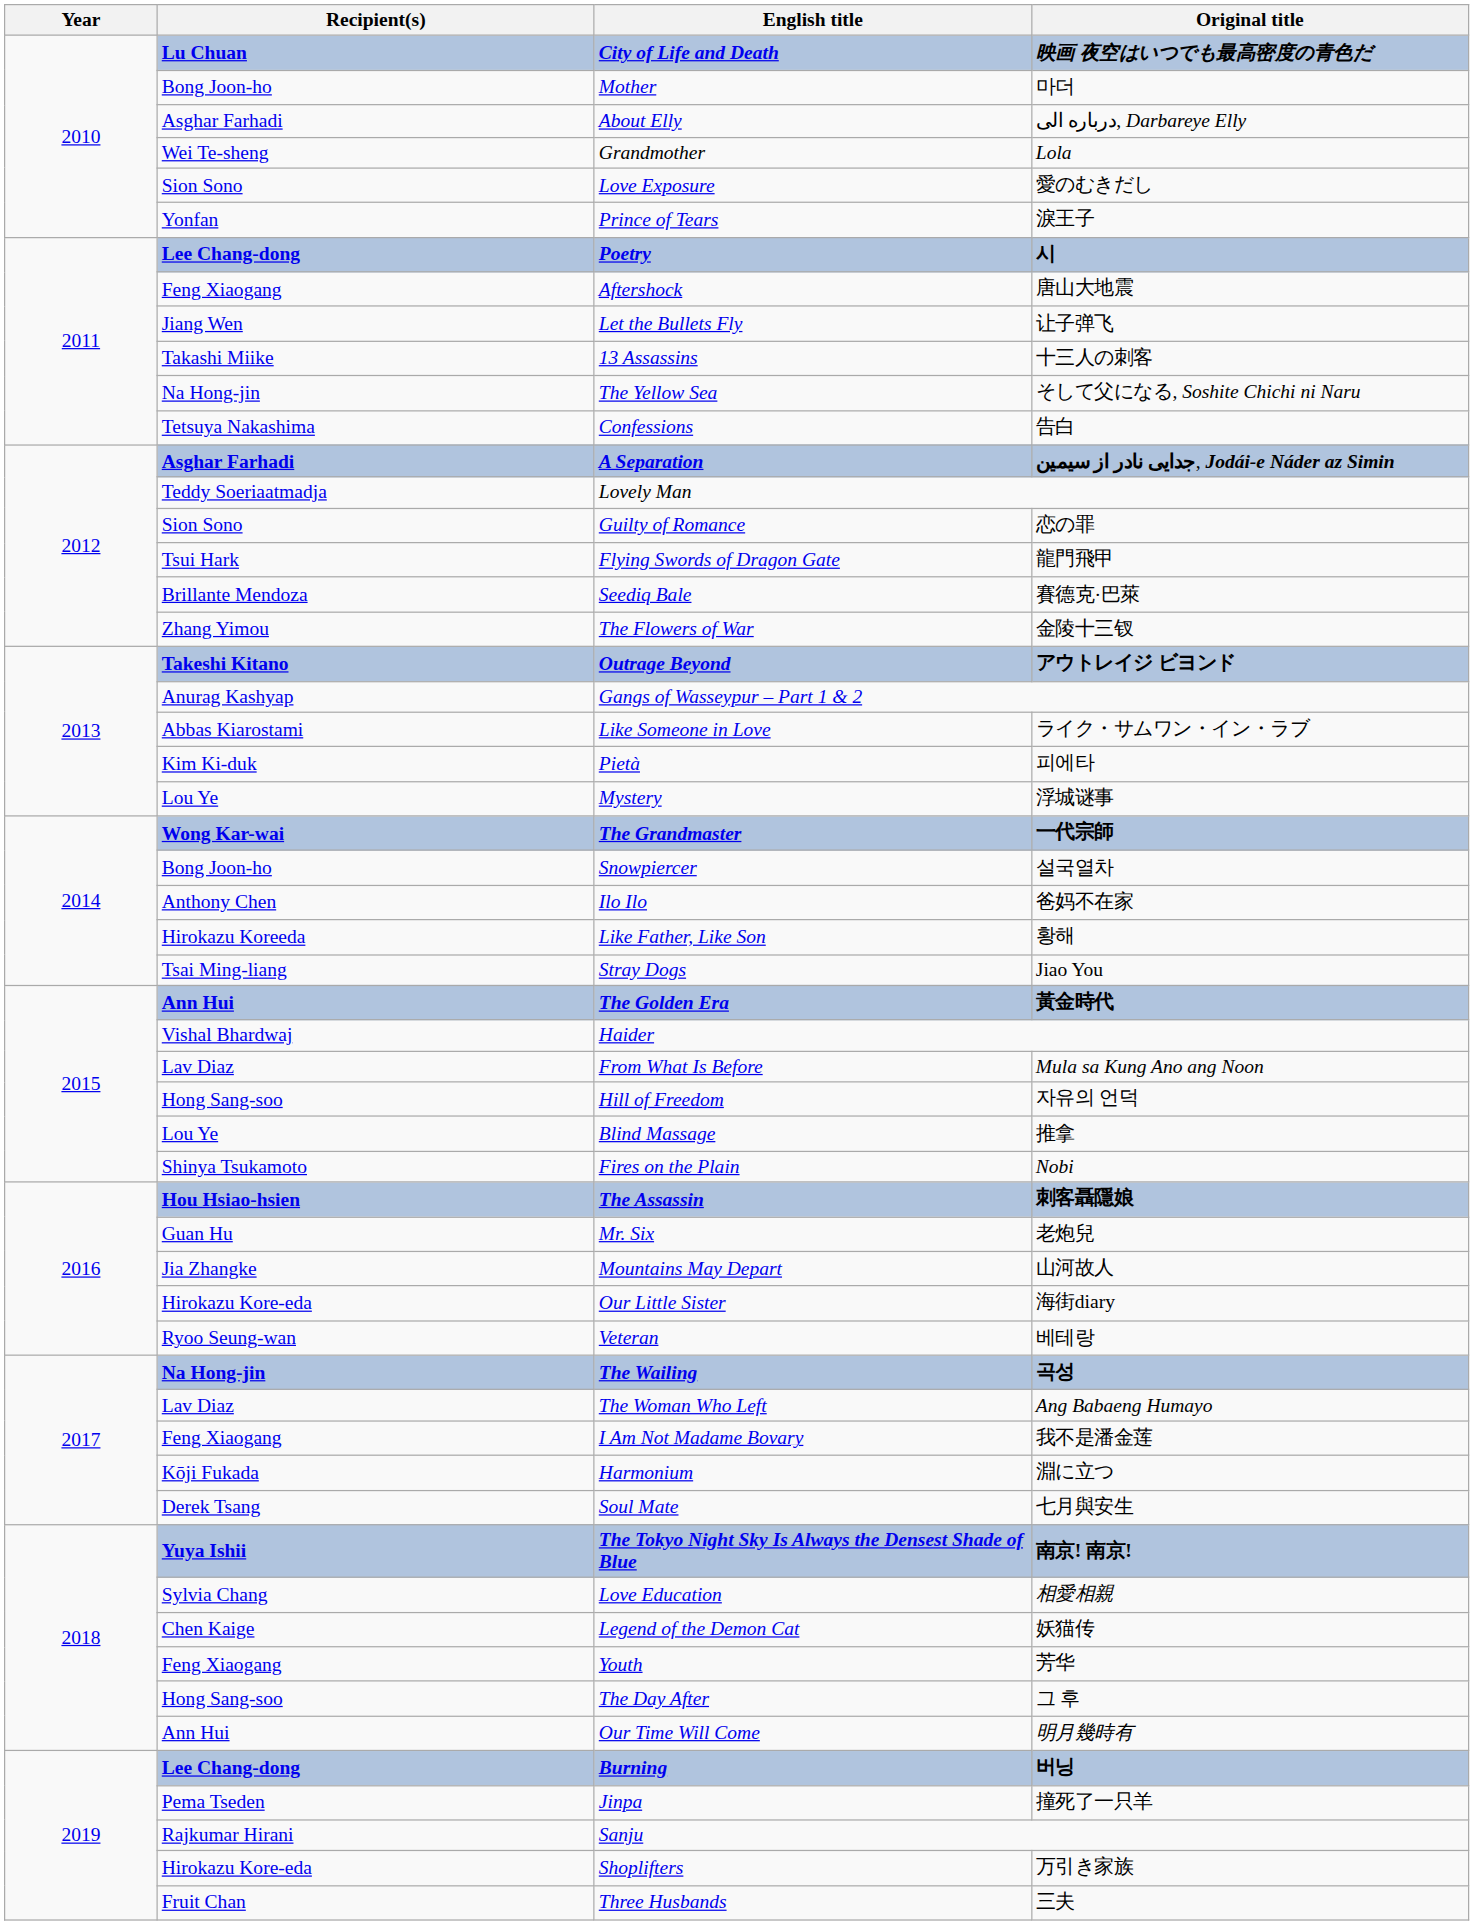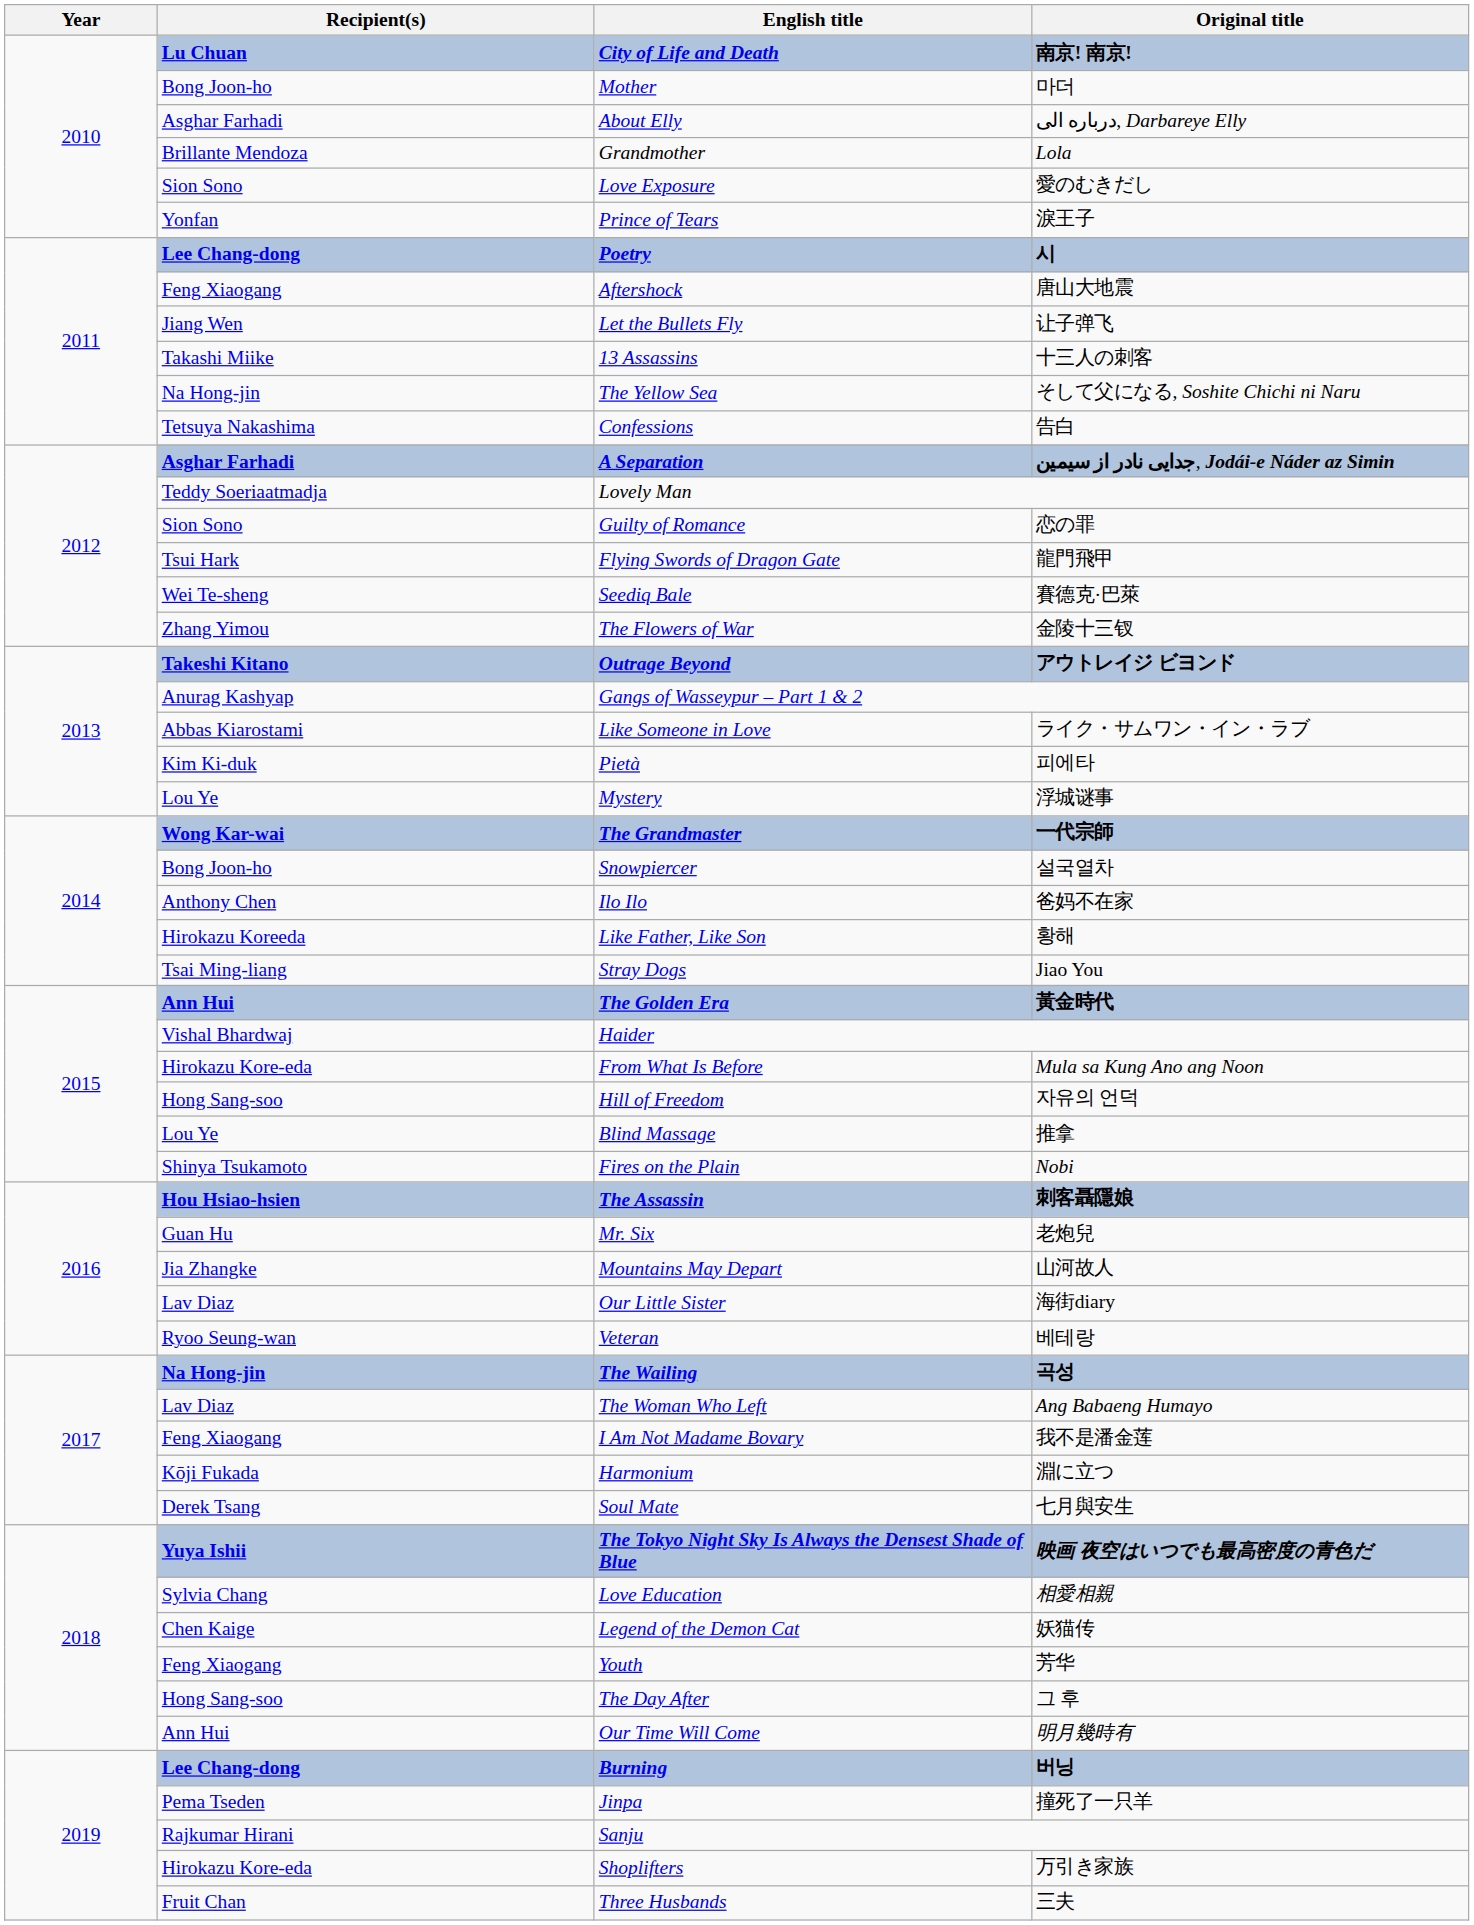(1204, 52) 映画 夜空はいつでも最高密度の青色だ -> (1084, 52) 南京! 南京!
(215, 152) Wei Te-sheng -> (235, 152) Brillante Mendoza
(235, 594) Brillante Mendoza -> (215, 594) Wei Te-sheng
(198, 1066) Lav Diaz -> (237, 1066) Hirokazu Kore-eda
(237, 1303) Hirokazu Kore-eda -> (198, 1303) Lav Diaz
(1084, 1550) 南京! 南京! -> (1204, 1550) 映画 夜空はいつでも最高密度の青色だ
